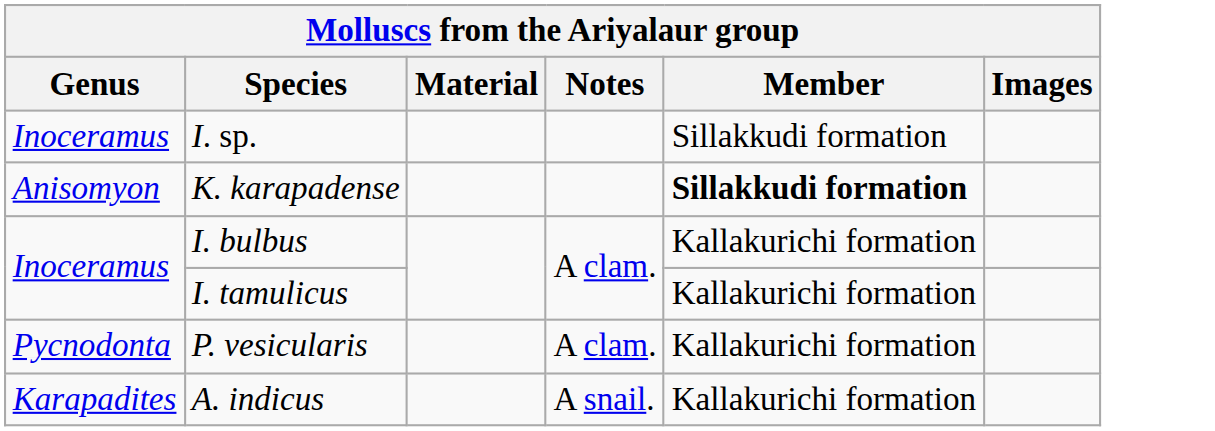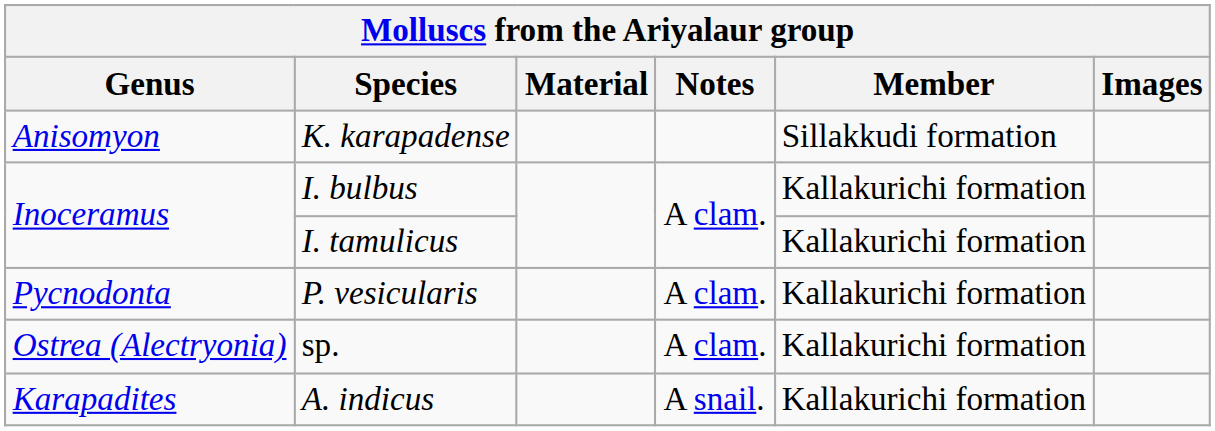- row: (224, 135)
(819, 188) bold -> (919, 135) normal
+ row: (321, 345)
